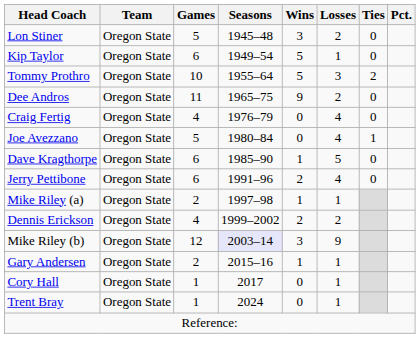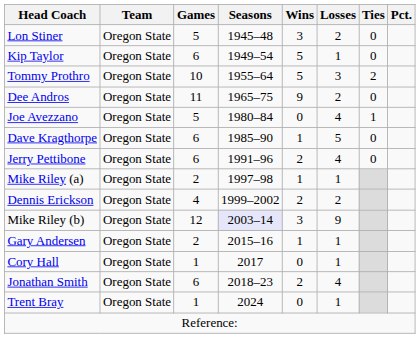- row: (39, 117)
+ row: (48, 281)
